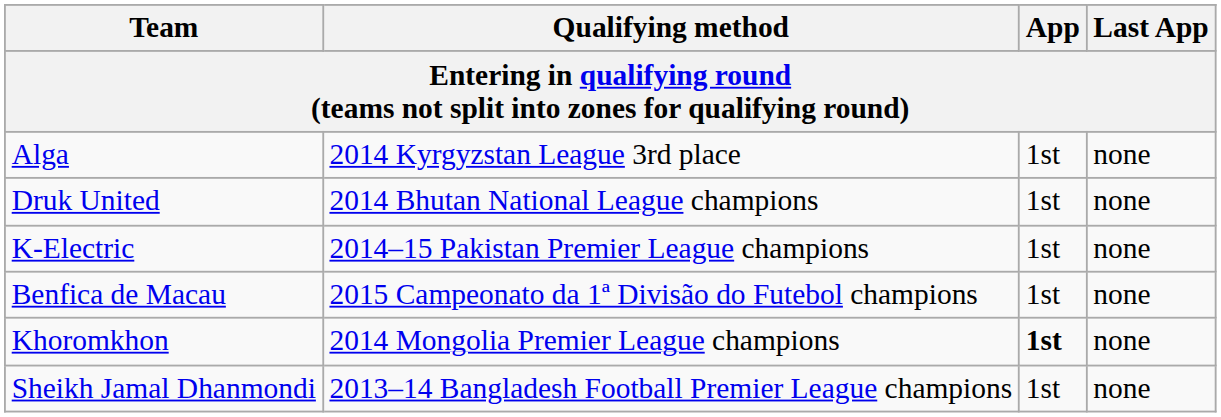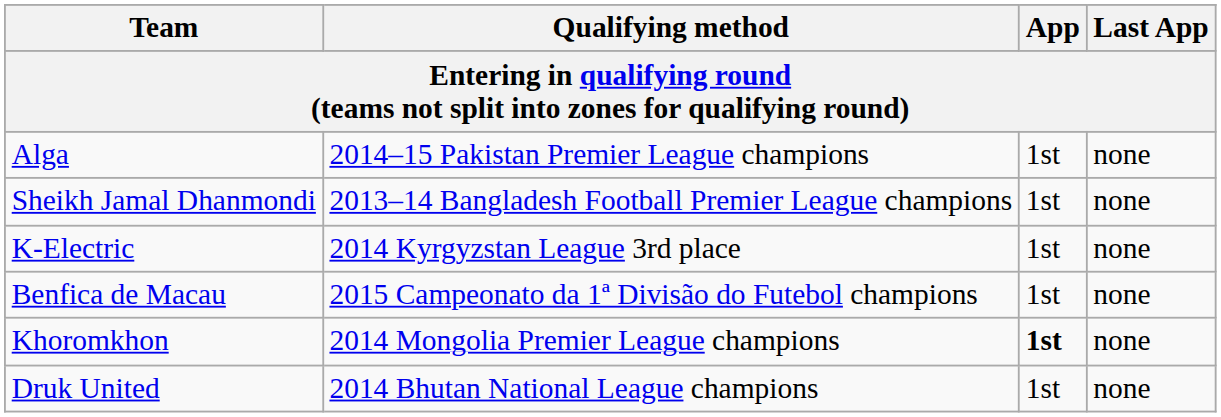(535, 154) 2014 Kyrgyzstan League 3rd place -> (599, 154) 2014–15 Pakistan Premier League champions
rows swapped: (164, 387) <-> (86, 201)
(599, 247) 2014–15 Pakistan Premier League champions -> (535, 247) 2014 Kyrgyzstan League 3rd place
